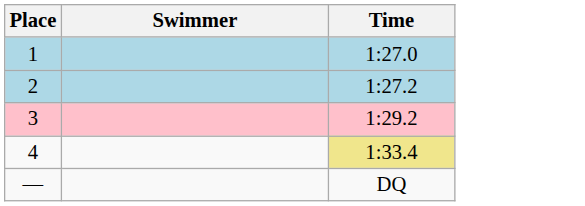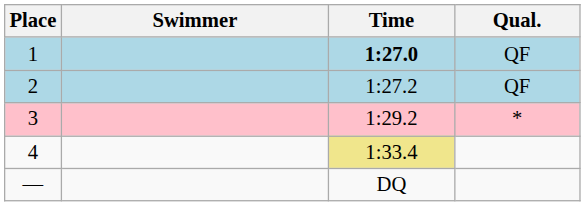+ column: (517, 20)
(391, 53) normal -> (391, 53) bold
